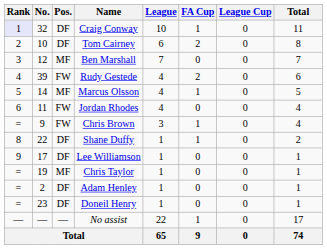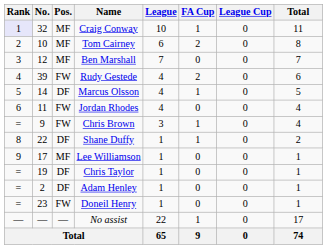(63, 28) DF -> (63, 28) MF
(63, 44) DF -> (63, 44) MF
(63, 92) MF -> (63, 92) DF
(63, 156) DF -> (63, 156) MF
(63, 172) MF -> (63, 172) DF
(63, 204) DF -> (63, 204) FW
